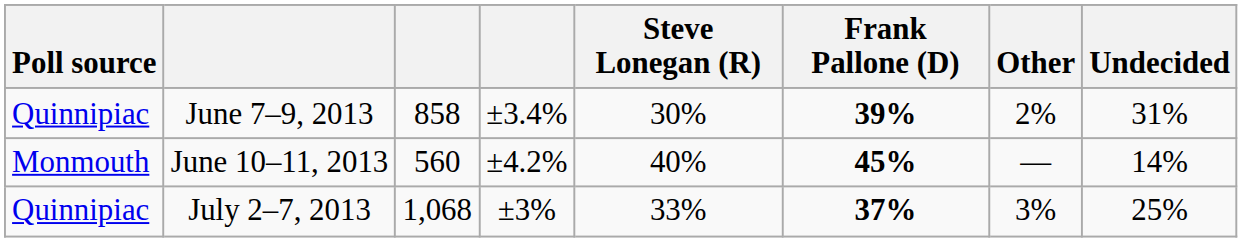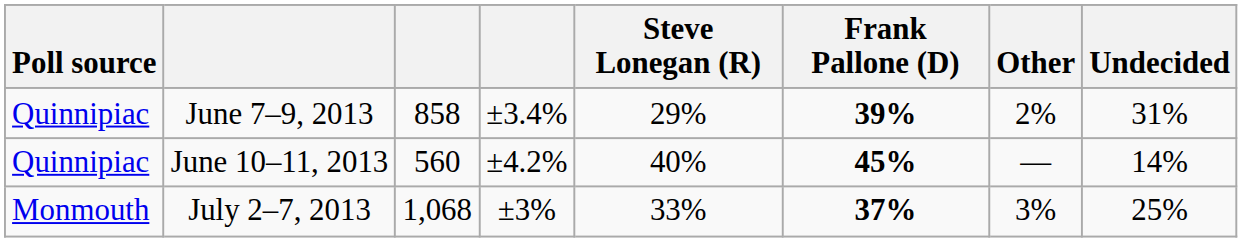(678, 112) 30% -> (678, 112) 29%
(81, 161) Monmouth -> (81, 161) Quinnipiac
(81, 210) Quinnipiac -> (81, 210) Monmouth
